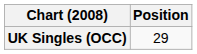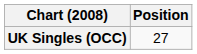(161, 37) 29 -> (161, 37) 27
